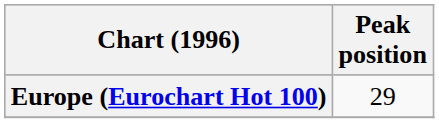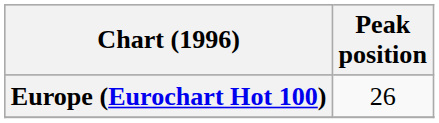(383, 95) 29 -> (383, 95) 26
